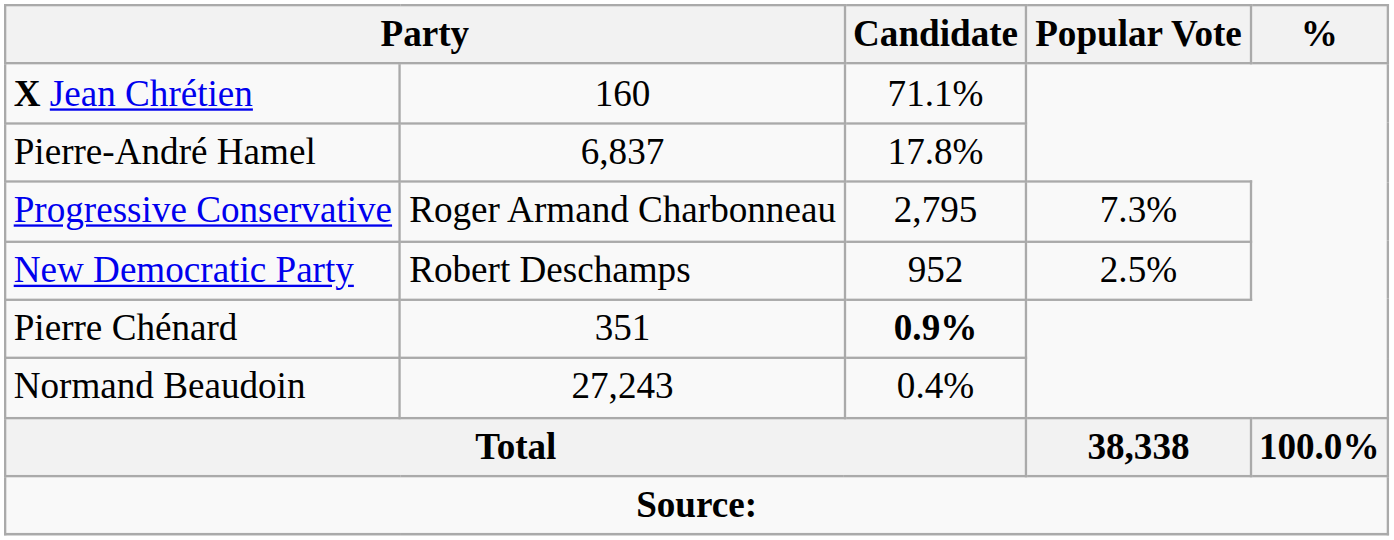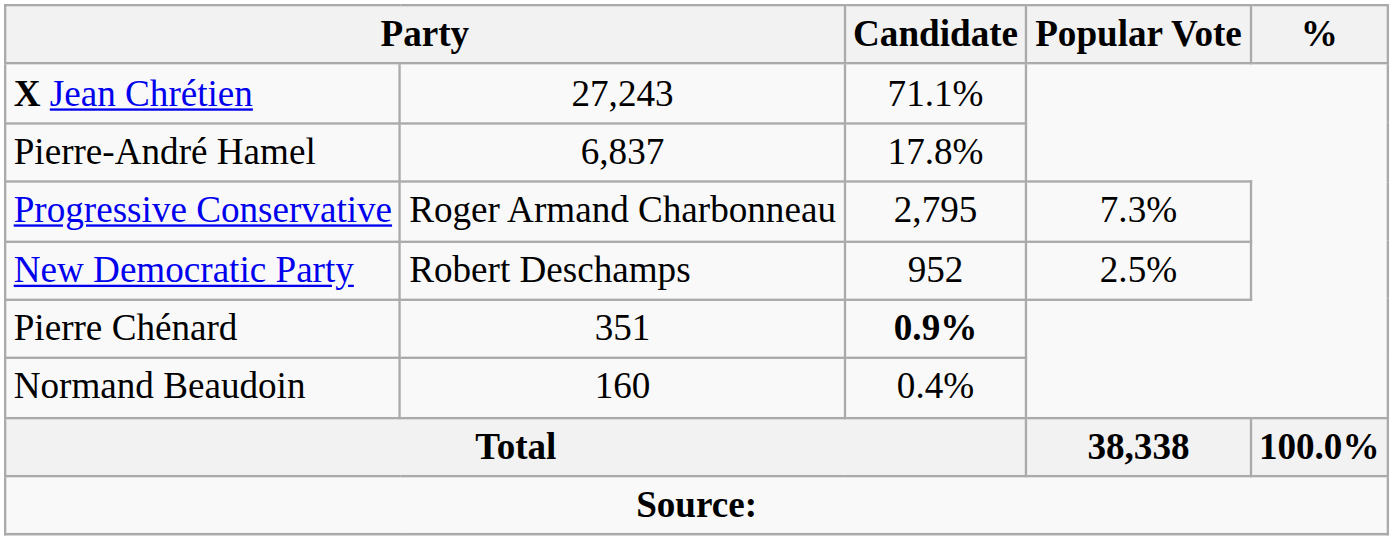(623, 92) 160 -> (623, 92) 27,243
(623, 387) 27,243 -> (623, 387) 160
